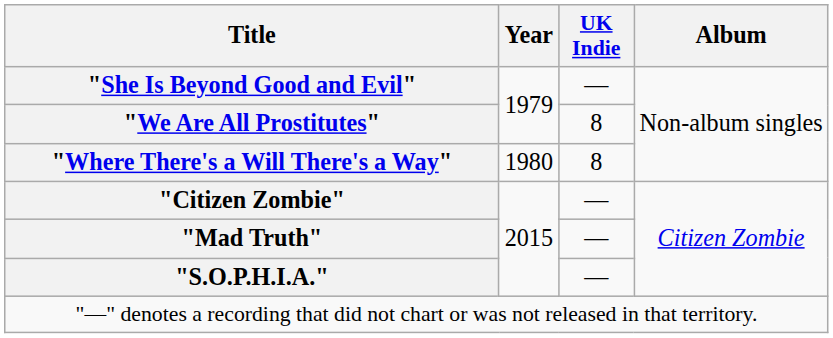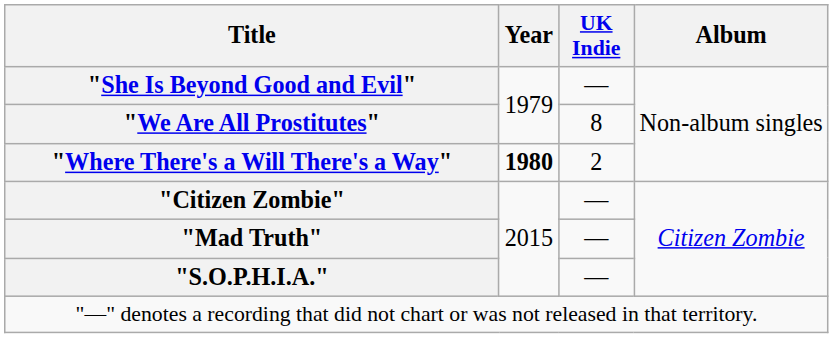(529, 161) normal -> (529, 161) bold
(596, 161) 8 -> (596, 161) 2
